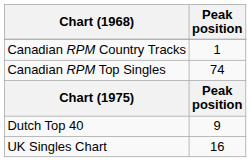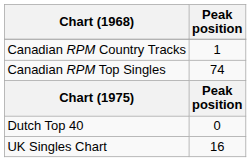(217, 126) 9 -> (217, 126) 0
